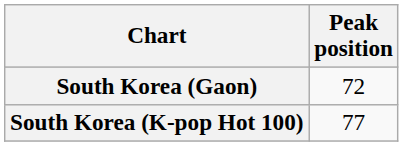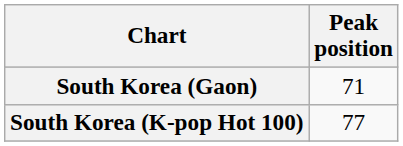(354, 85) 72 -> (354, 85) 71
